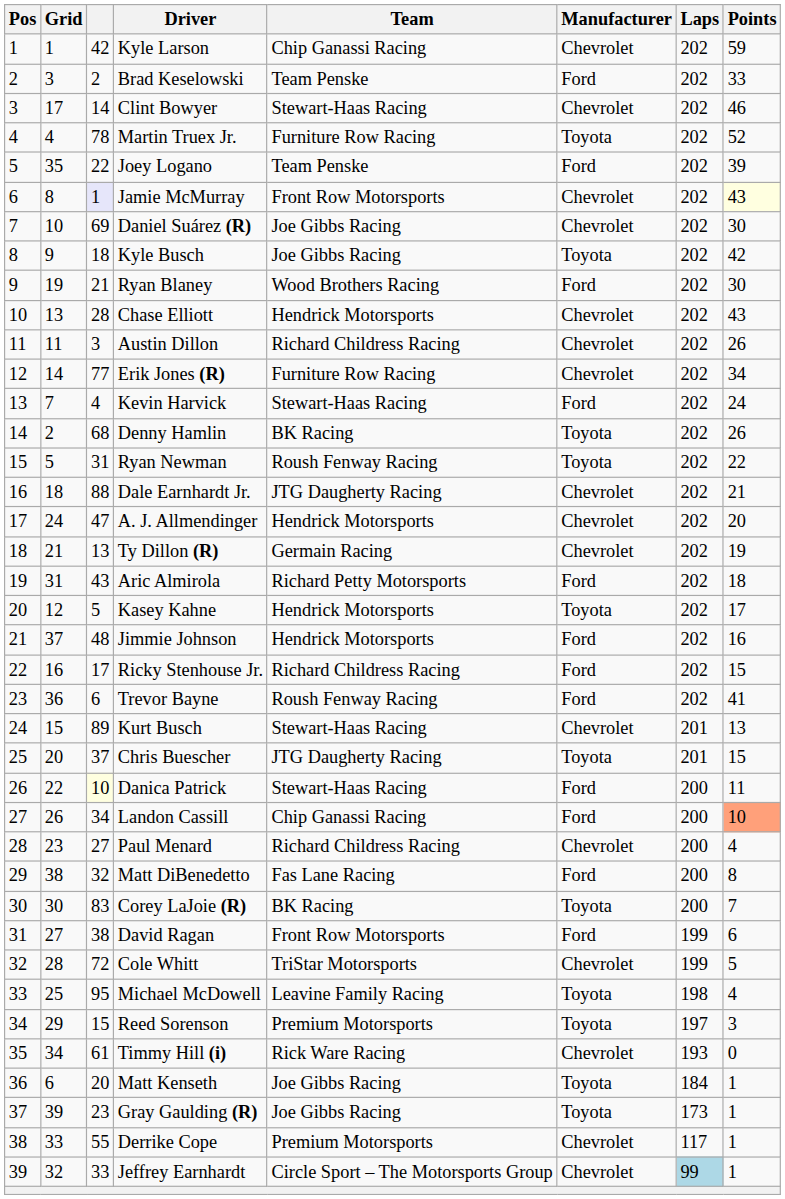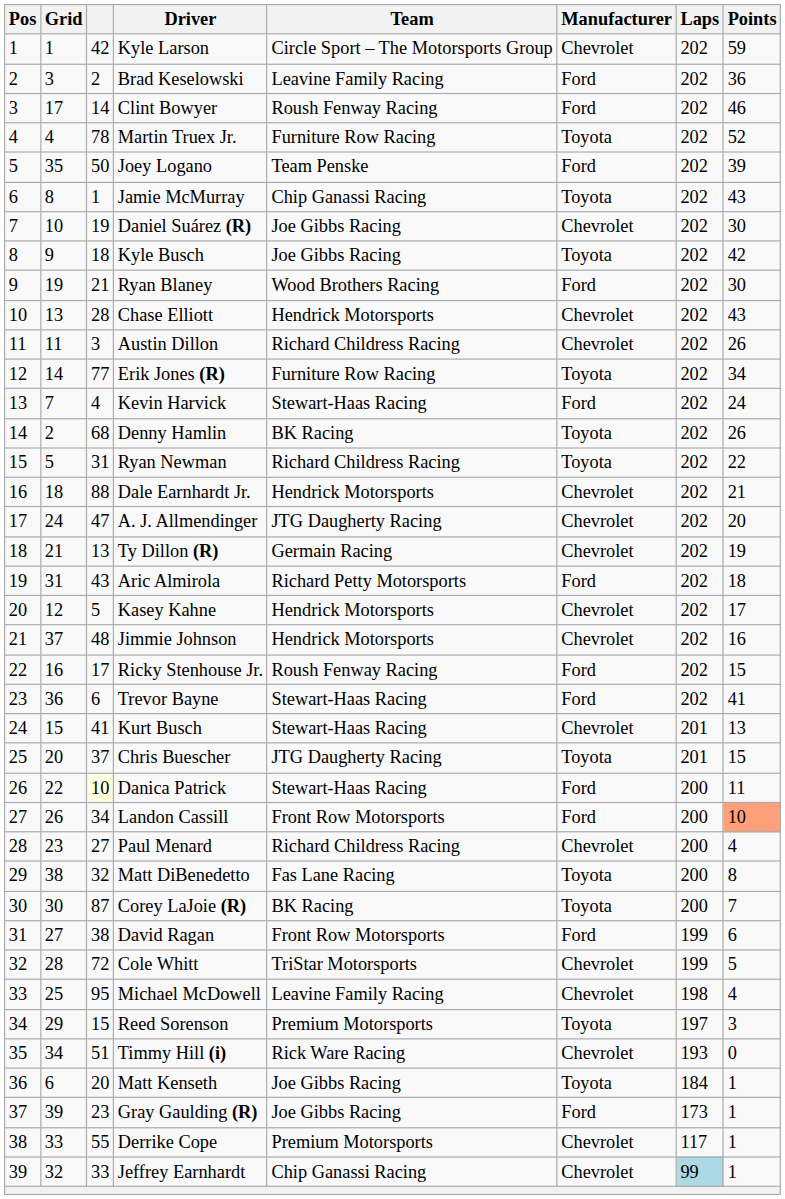(349, 48) Chip Ganassi Racing -> (412, 48) Circle Sport – The Motorsports Group
(320, 78) Team Penske -> (358, 78) Leavine Family Racing
(737, 78) 33 -> (737, 78) 36
(349, 107) Stewart-Haas Racing -> (354, 107) Roush Fenway Racing
(597, 107) Chevrolet -> (579, 107) Ford
(100, 166) 22 -> (100, 166) 50
(96, 196) lavender background -> (96, 196) no background
(358, 196) Front Row Motorsports -> (349, 196) Chip Ganassi Racing
(597, 196) Chevrolet -> (587, 196) Toyota
(737, 196) lightyellow background -> (737, 196) no background
(100, 225) 69 -> (100, 225) 19
(597, 373) Chevrolet -> (587, 373) Toyota
(354, 462) Roush Fenway Racing -> (366, 462) Richard Childress Racing
(357, 491) JTG Daugherty Racing -> (353, 491) Hendrick Motorsports
(353, 521) Hendrick Motorsports -> (357, 521) JTG Daugherty Racing
(587, 609) Toyota -> (597, 609) Chevrolet
(579, 639) Ford -> (597, 639) Chevrolet
(366, 668) Richard Childress Racing -> (354, 668) Roush Fenway Racing
(354, 698) Roush Fenway Racing -> (349, 698) Stewart-Haas Racing
(100, 727) 89 -> (100, 727) 41
(349, 816) Chip Ganassi Racing -> (358, 816) Front Row Motorsports
(579, 875) Ford -> (587, 875) Toyota
(100, 905) 83 -> (100, 905) 87
(587, 993) Toyota -> (597, 993) Chevrolet
(100, 1052) 61 -> (100, 1052) 51
(587, 1112) Toyota -> (579, 1112) Ford
(412, 1171) Circle Sport – The Motorsports Group -> (349, 1171) Chip Ganassi Racing
